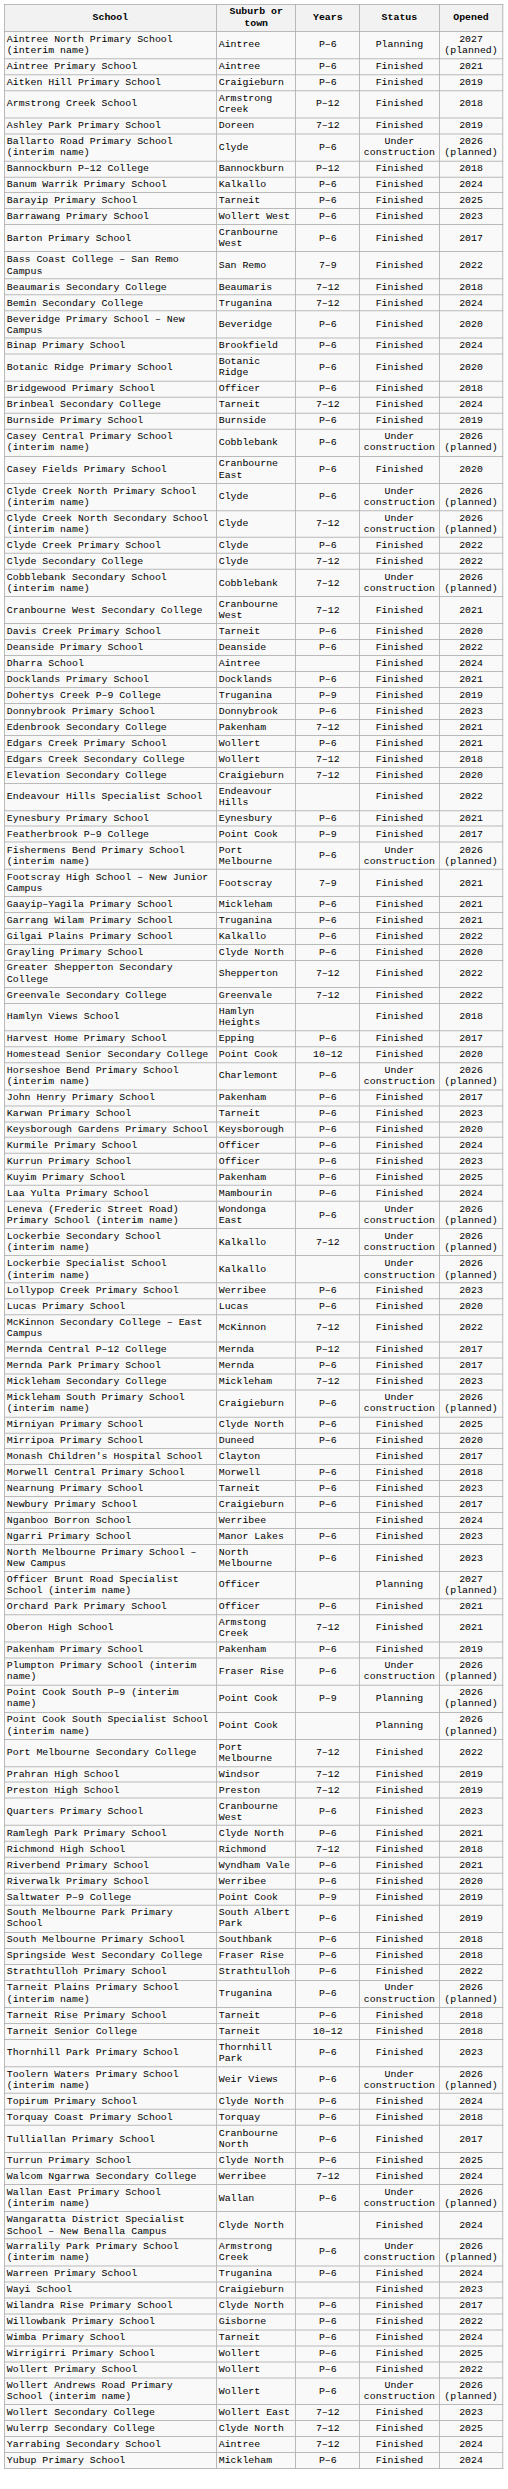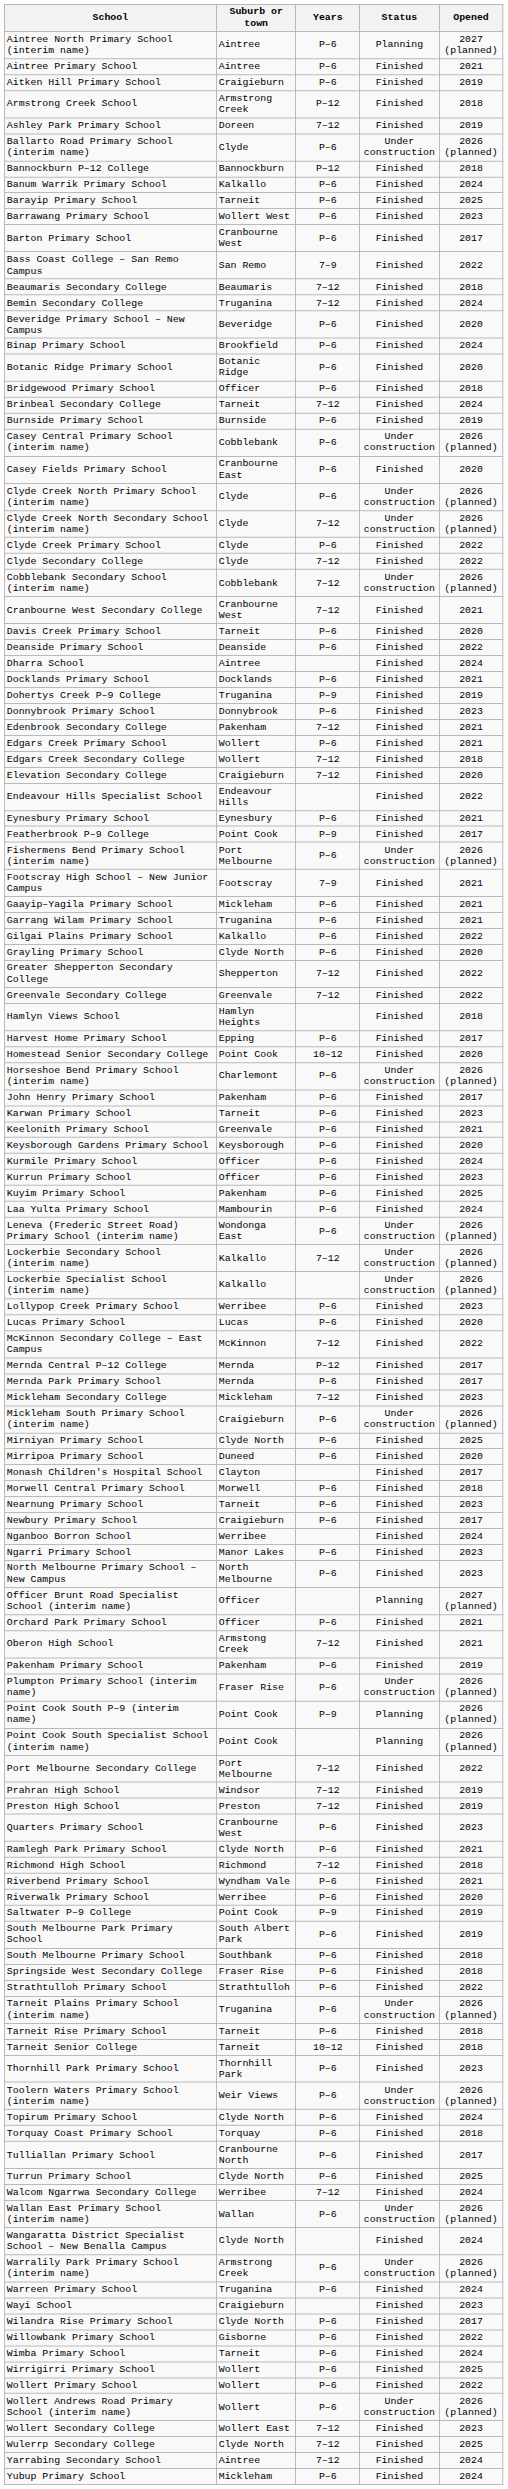+ row: (78, 1130)
